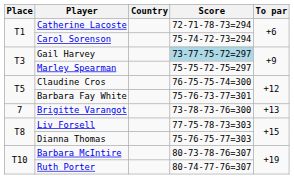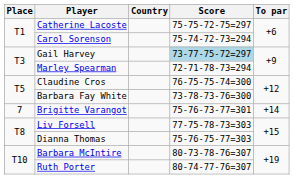(212, 26) 72-71-78-73=294 -> (212, 26) 75-75-72-75=297
(212, 68) 75-75-72-75=297 -> (212, 68) 72-71-78-73=294
(212, 97) 75-76-73-77=301 -> (212, 97) 73-78-73-76=300
(212, 111) 73-78-73-76=300 -> (212, 111) 75-76-73-77=301
(271, 111) +13 -> (271, 111) +14
